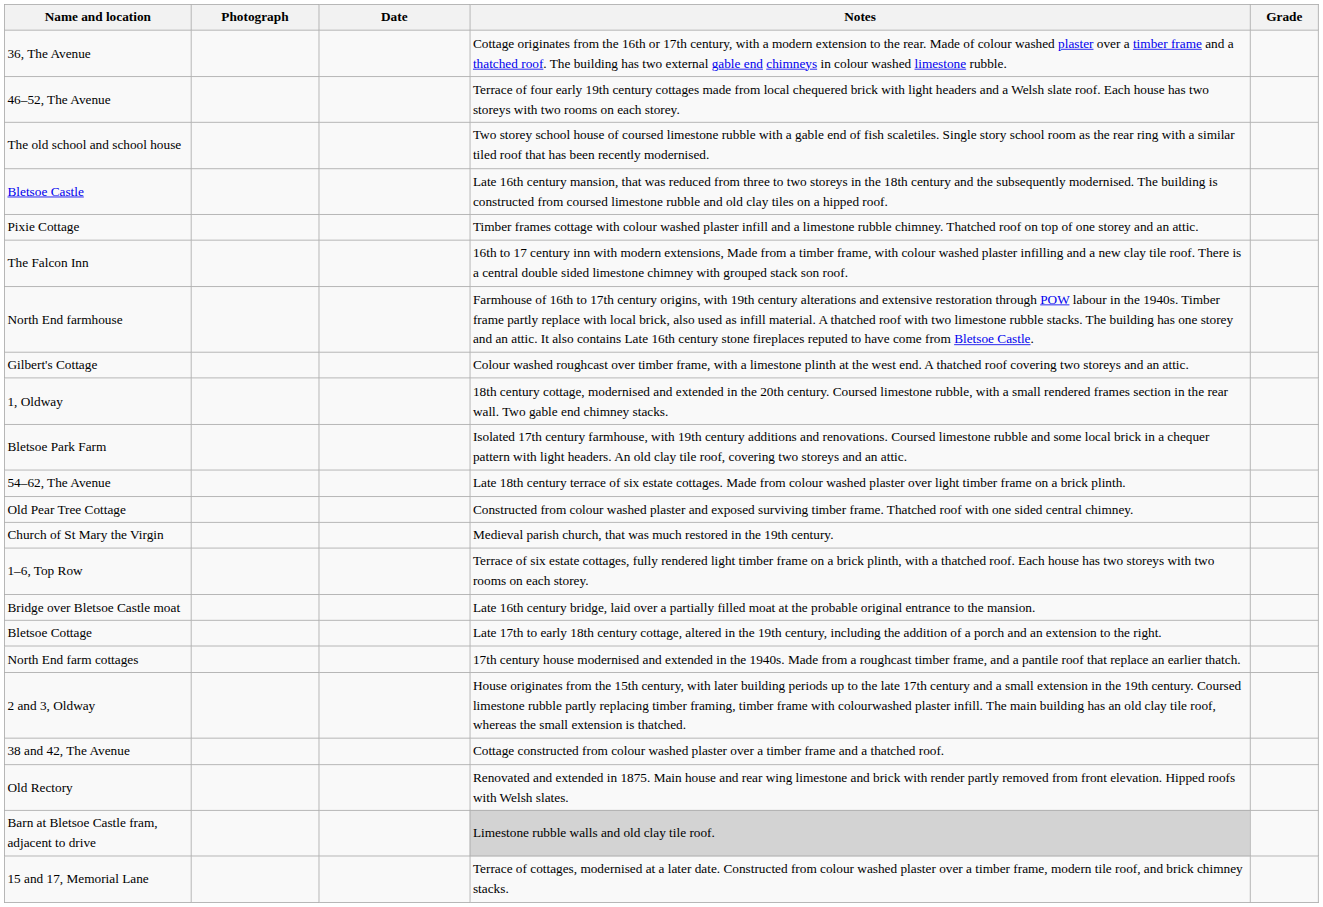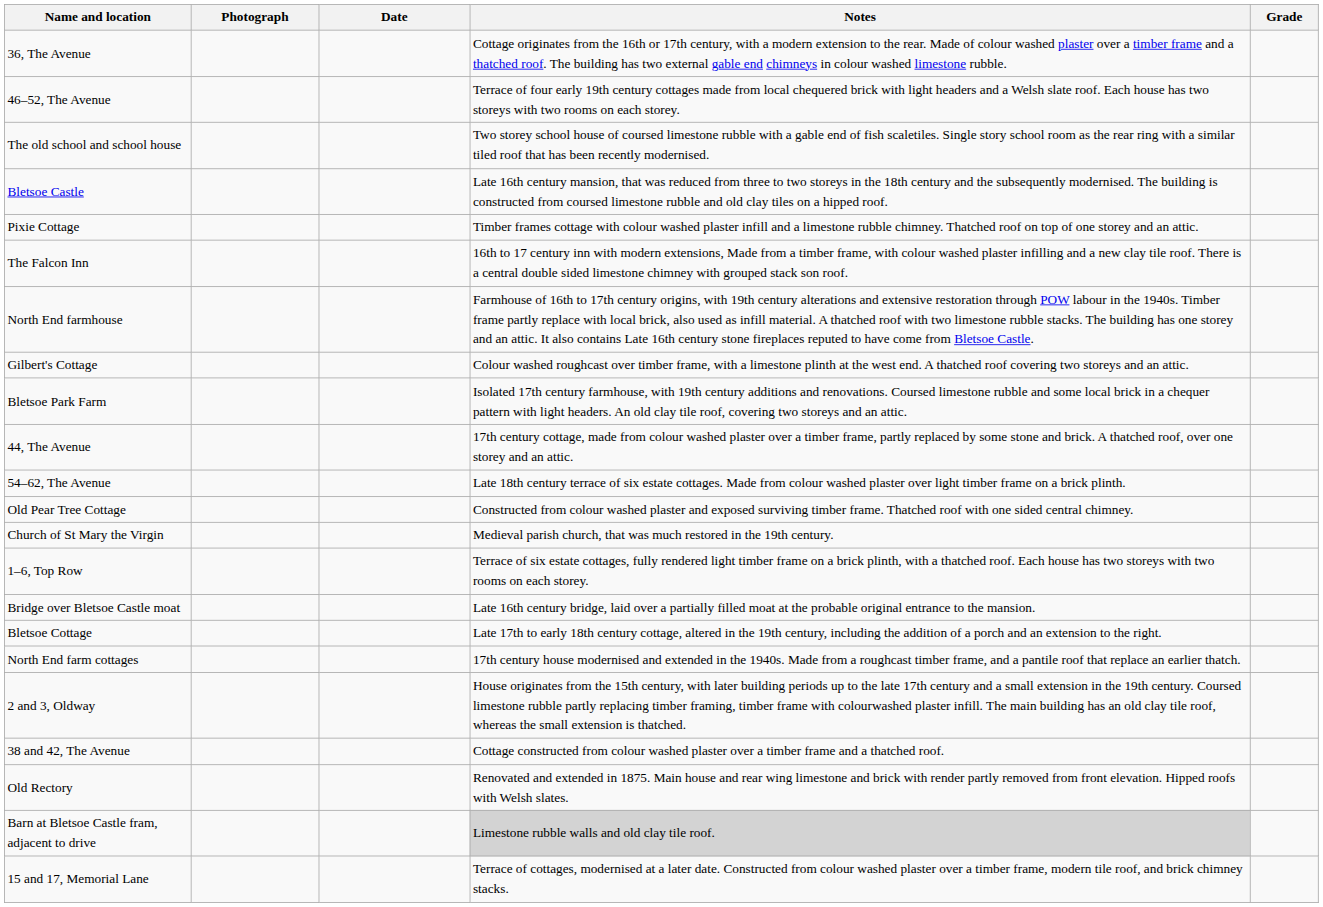- row: (35, 401)
+ row: (49, 447)
